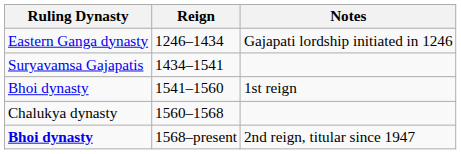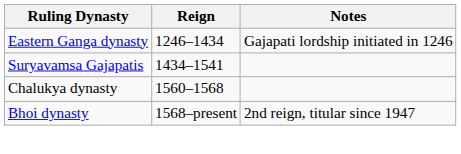- row: (189, 88)
(50, 137) bold -> (48, 112) normal
